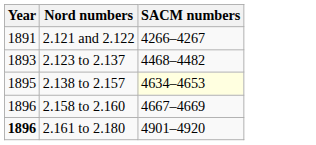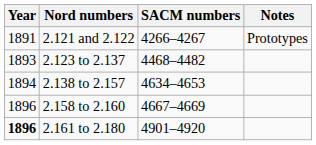+ column: (277, 15)
(22, 83) 1895 -> (22, 83) 1894
(173, 83) lightyellow background -> (173, 83) no background
